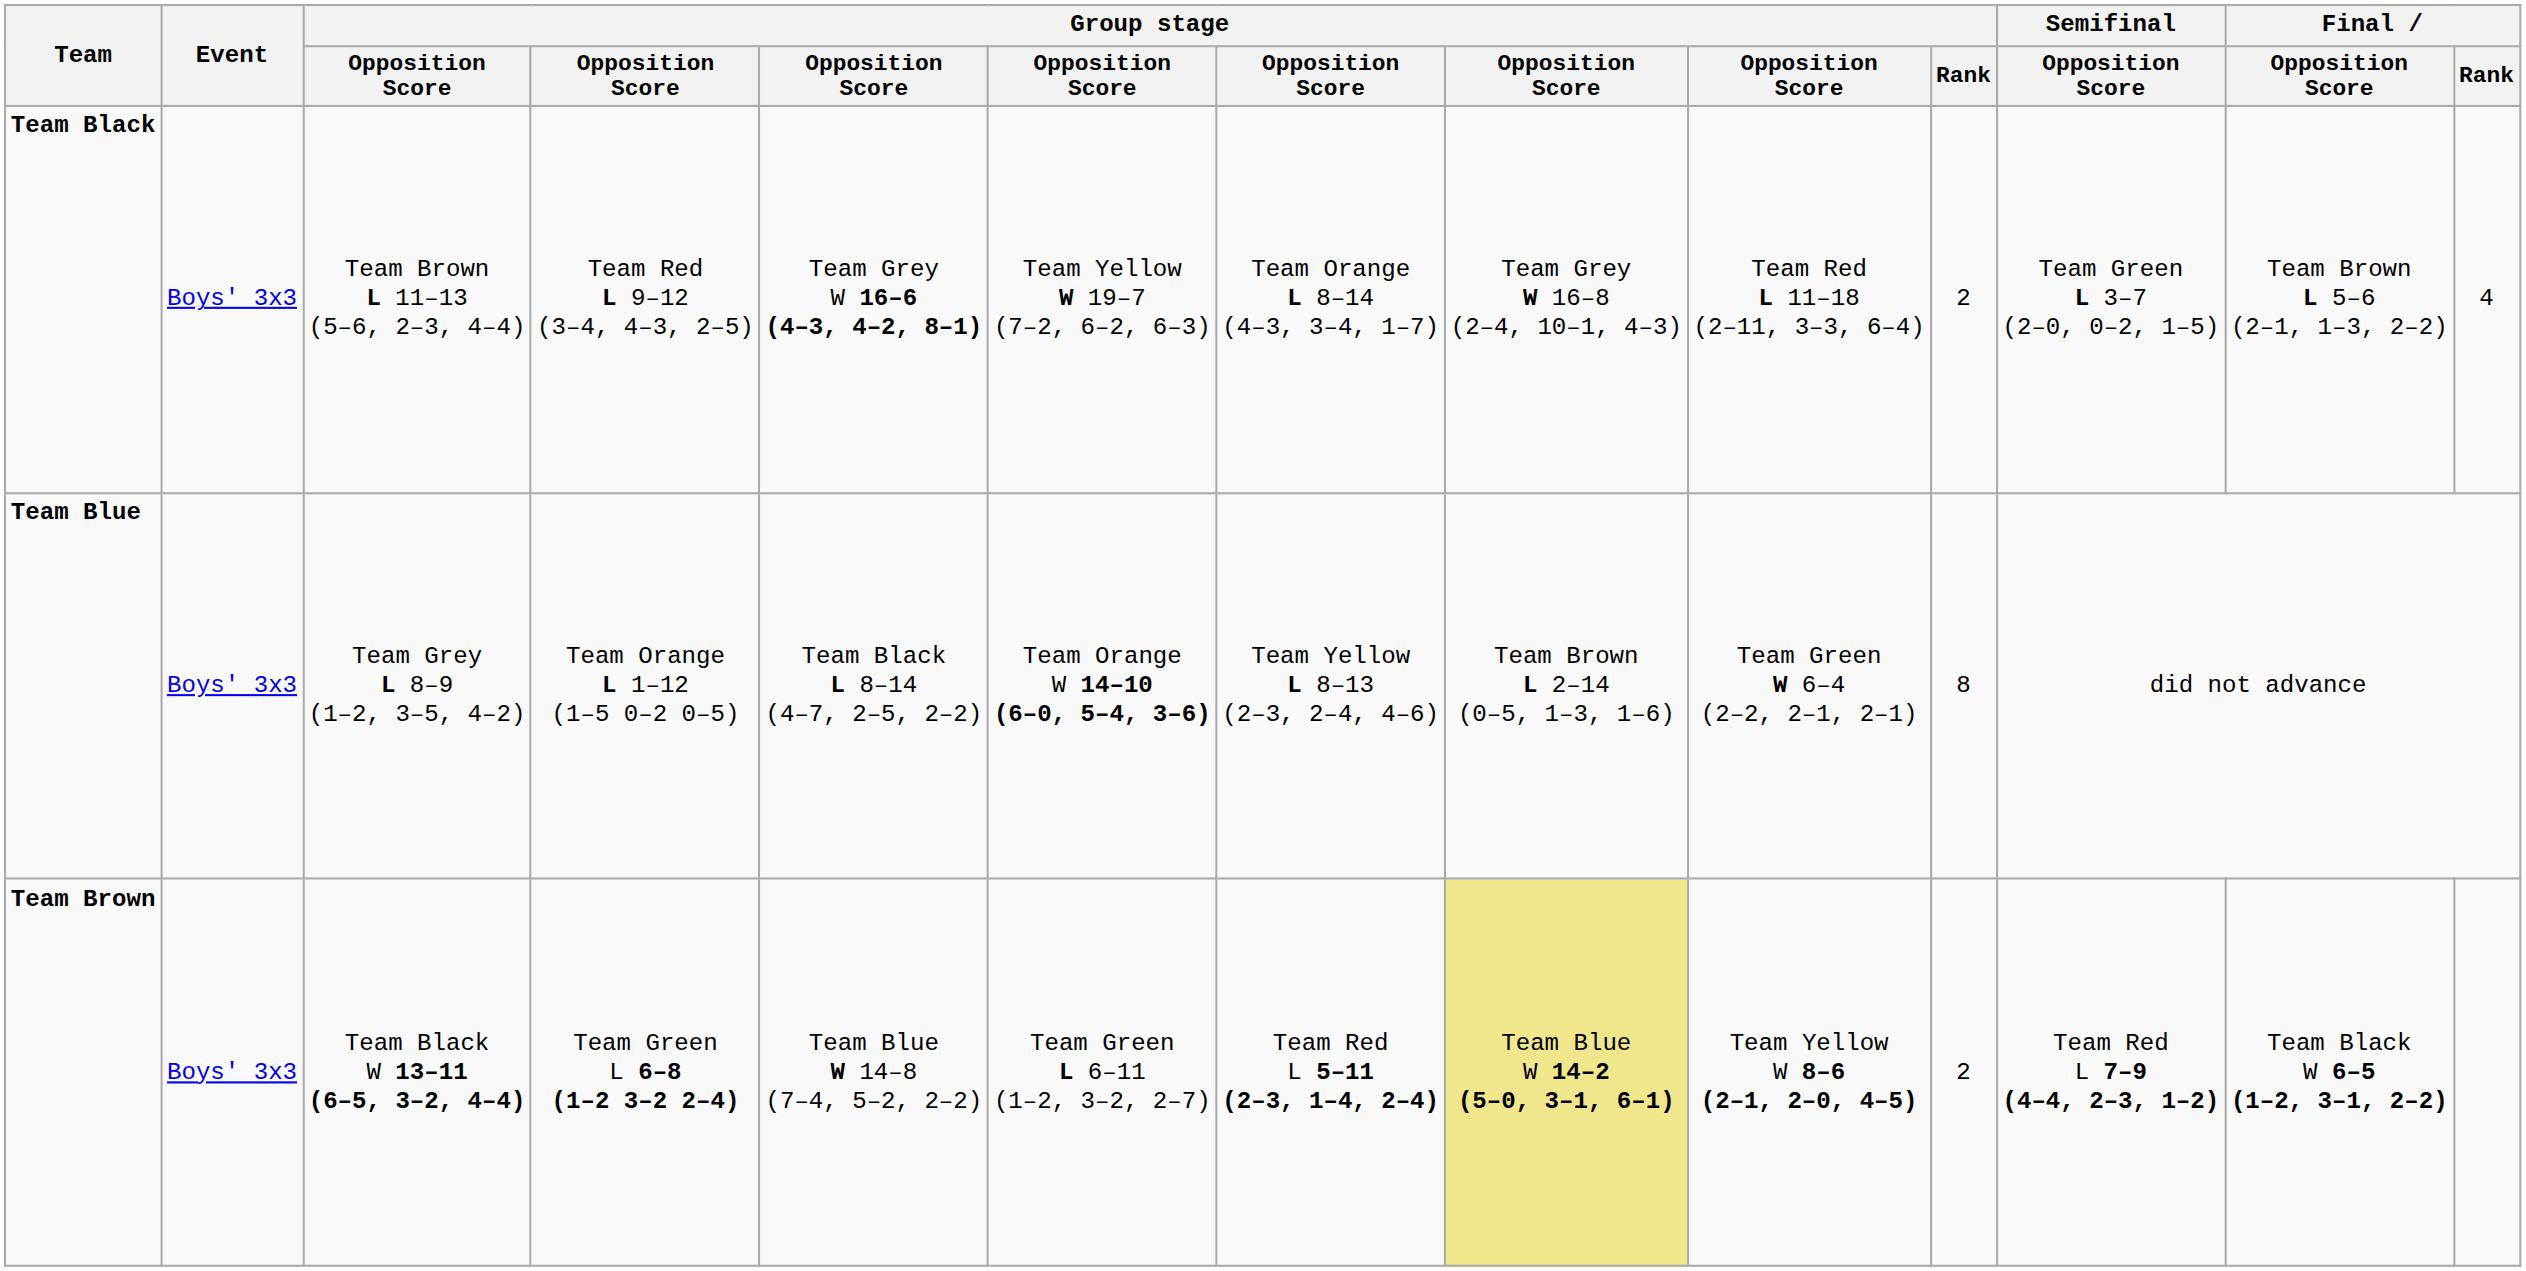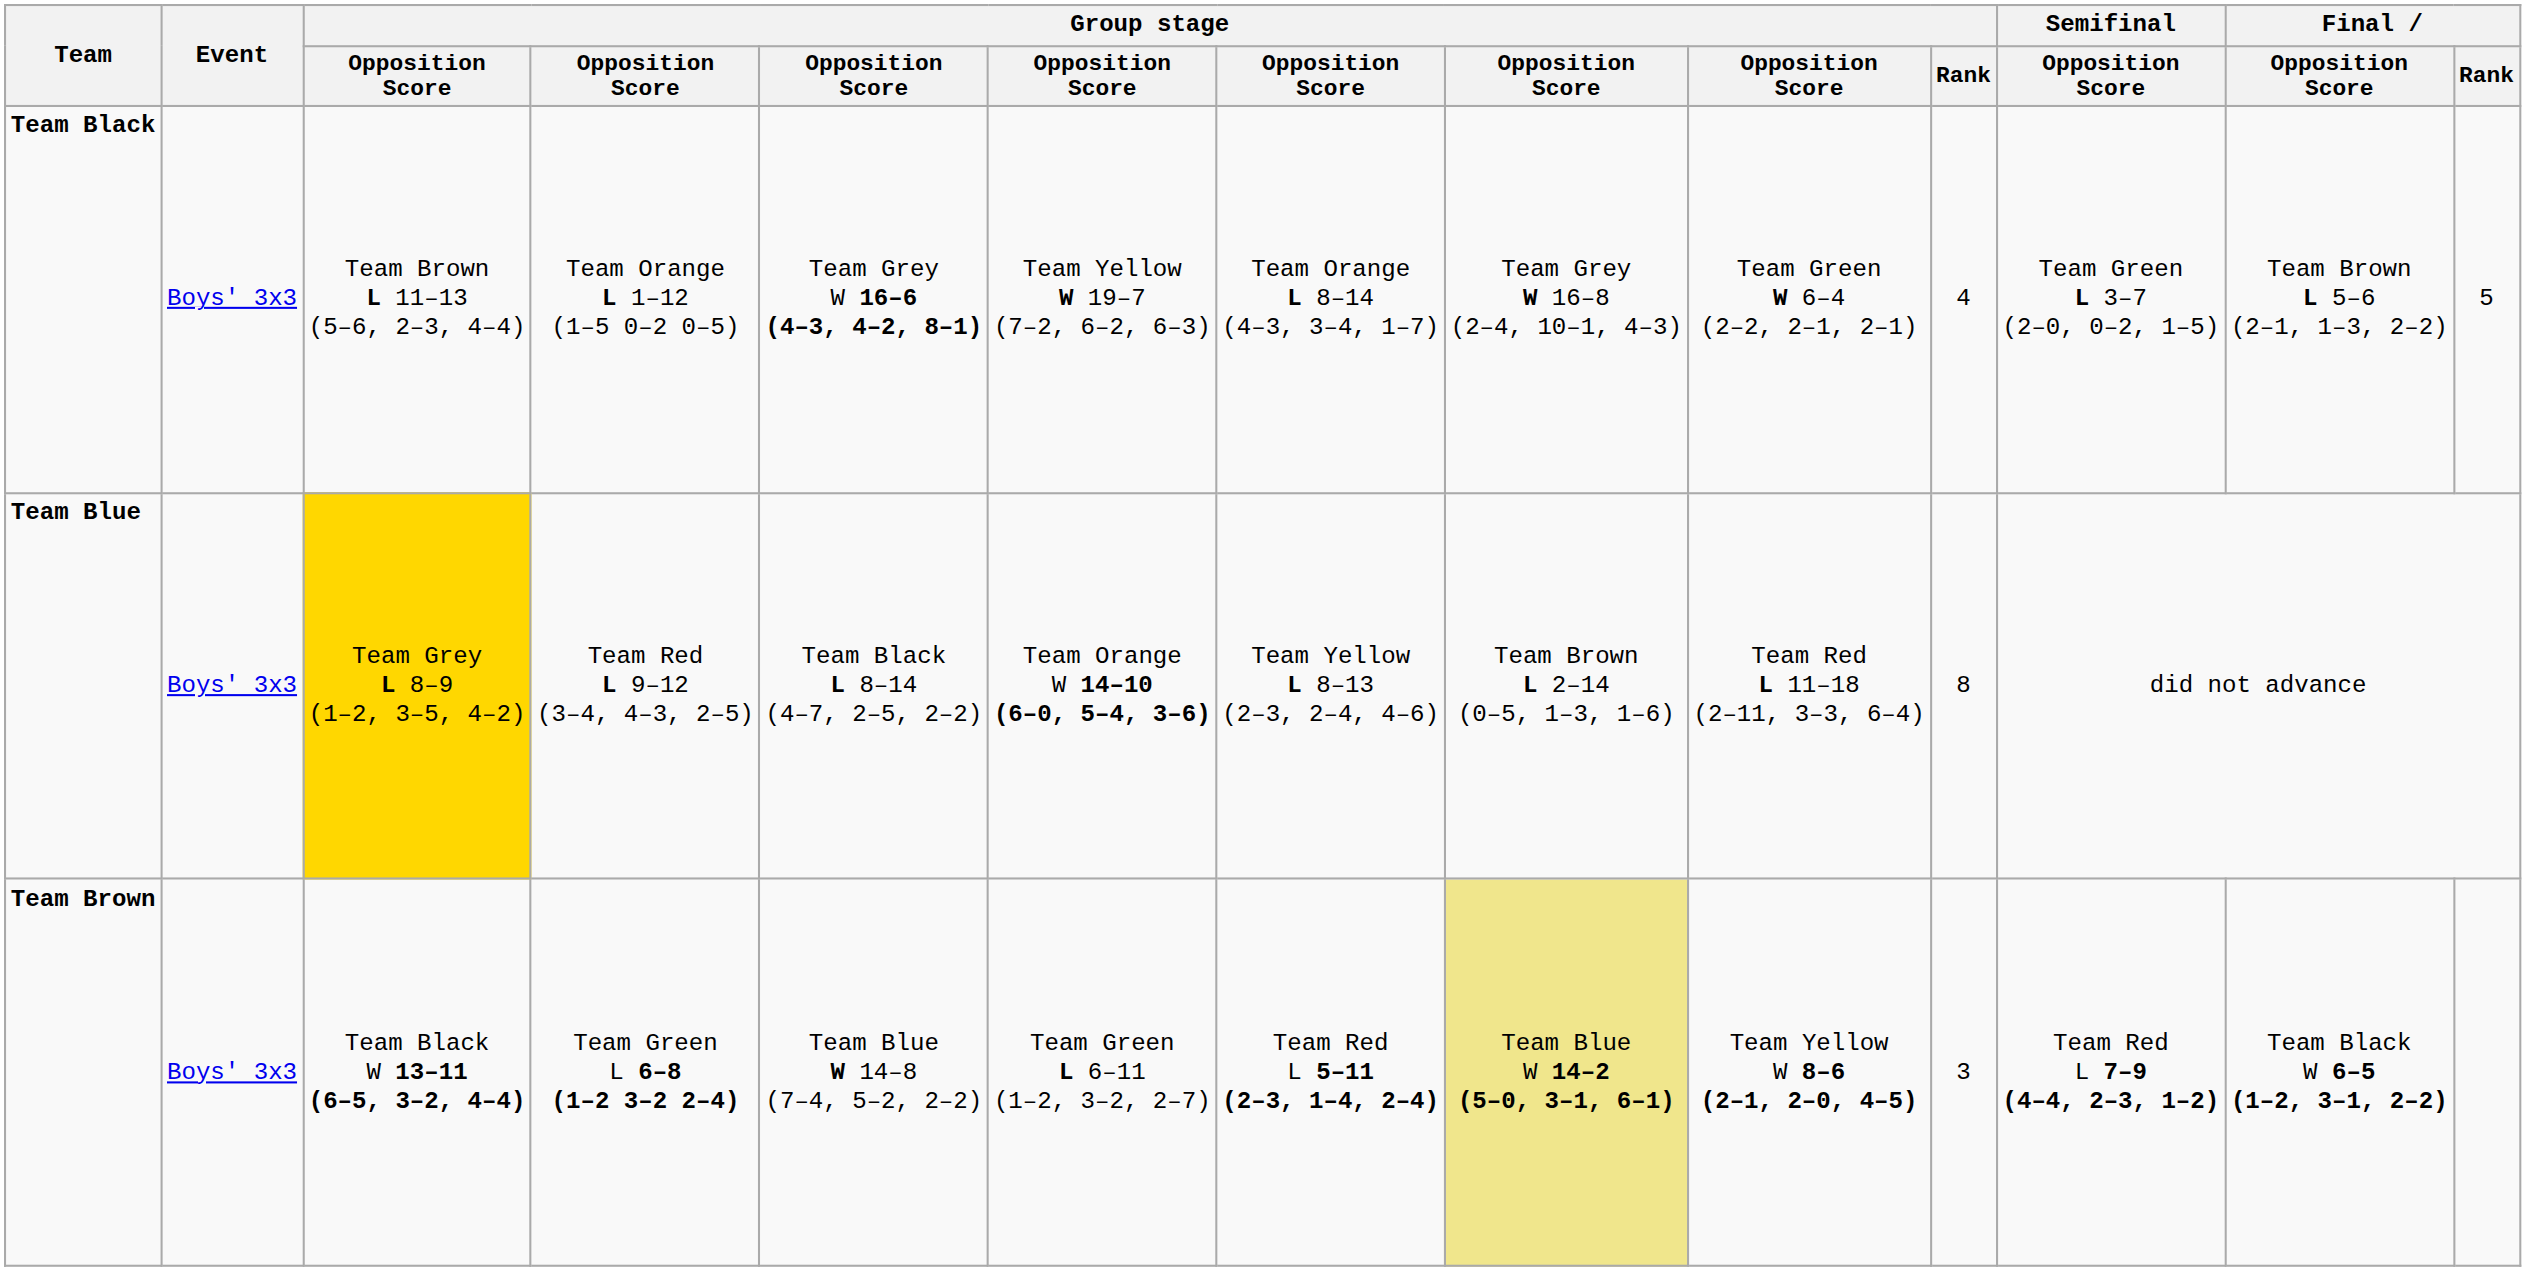(645, 299) Team Red L 9–12 (3–4, 4–3, 2–5) -> (645, 299) Team Orange L 1–12 (1–5 0–2 0–5)
(1809, 299) Team Red L 11–18 (2–11, 3–3, 6–4) -> (1809, 299) Team Green W 6–4 (2–2, 2–1, 2–1)
(1964, 299) 2 -> (1964, 299) 4
(2487, 299) 4 -> (2487, 299) 5
(417, 686) no background -> (417, 686) gold background
(645, 686) Team Orange L 1–12 (1–5 0–2 0–5) -> (645, 686) Team Red L 9–12 (3–4, 4–3, 2–5)
(1809, 686) Team Green W 6–4 (2–2, 2–1, 2–1) -> (1809, 686) Team Red L 11–18 (2–11, 3–3, 6–4)
(1964, 1072) 2 -> (1964, 1072) 3
